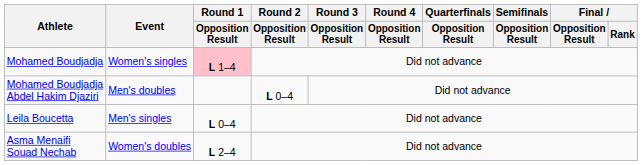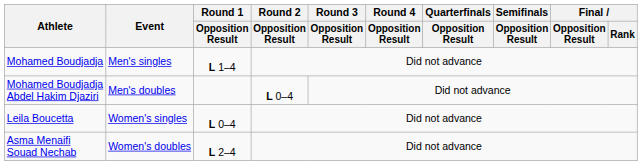(148, 62) Women's singles -> (140, 62) Men's singles
(222, 68) pink background -> (222, 68) no background
(140, 119) Men's singles -> (148, 119) Women's singles
